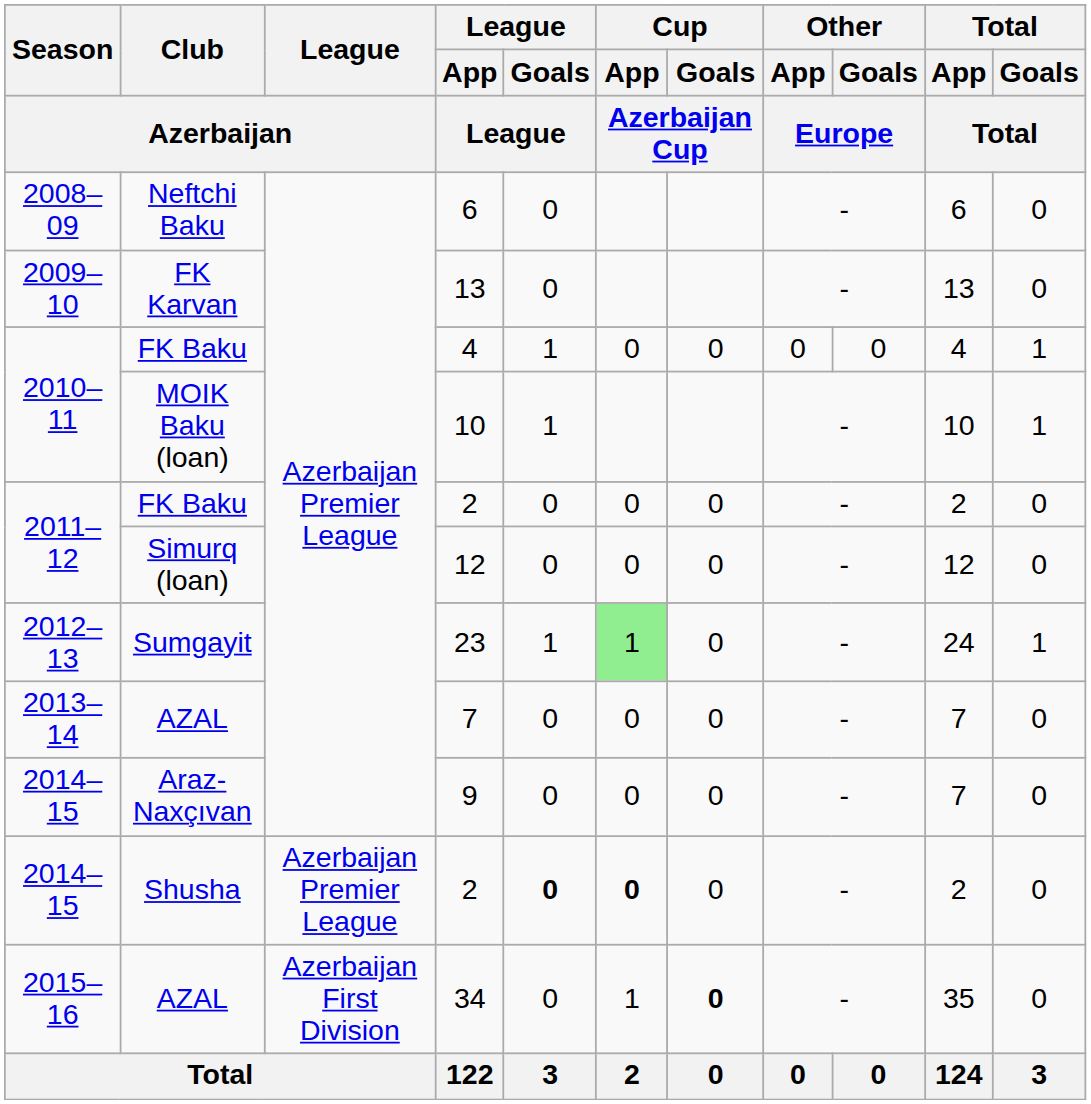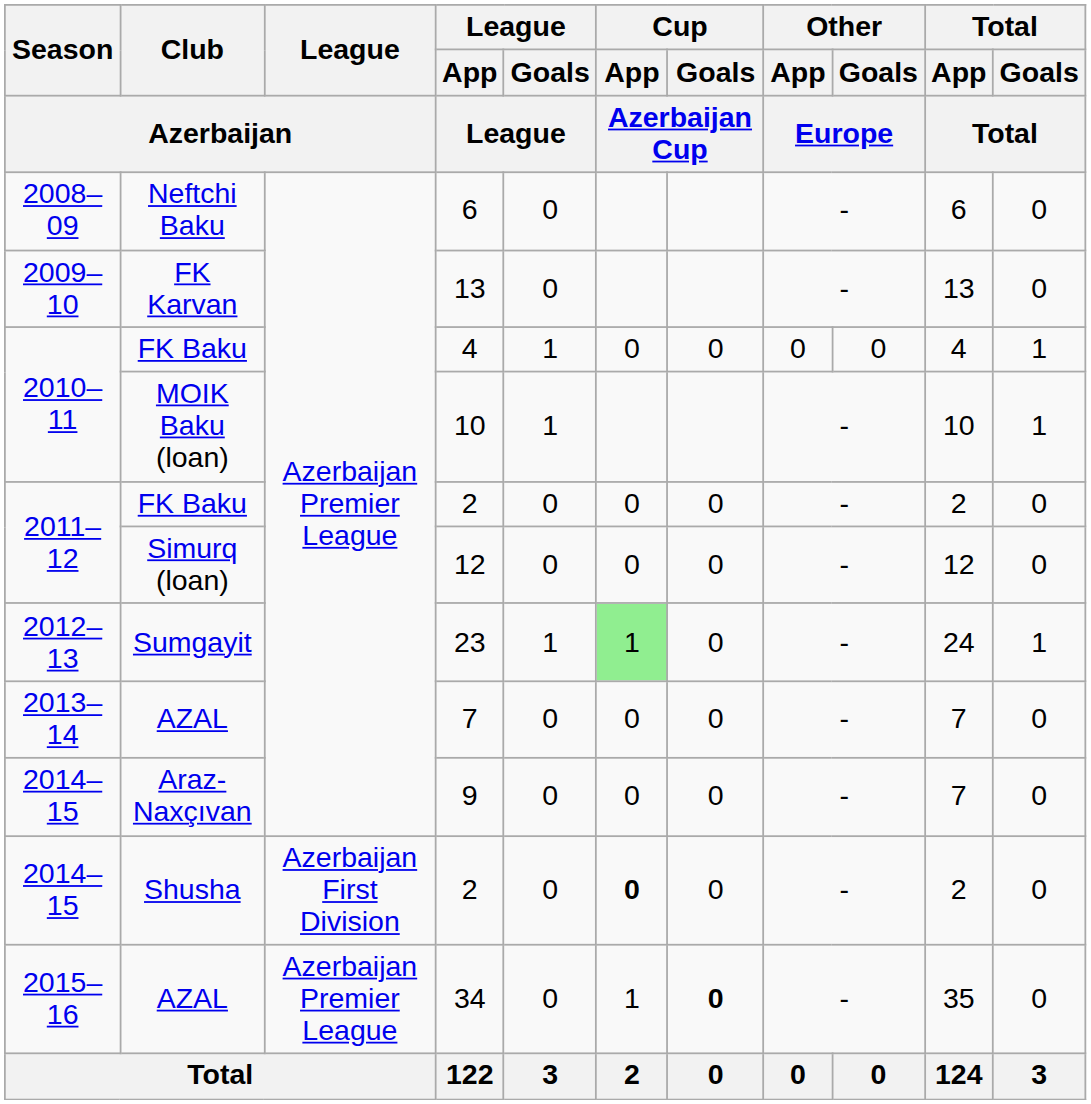(350, 889) Azerbaijan Premier League -> (350, 889) Azerbaijan First Division
(550, 889) bold -> (550, 889) normal
(350, 998) Azerbaijan First Division -> (350, 998) Azerbaijan Premier League
